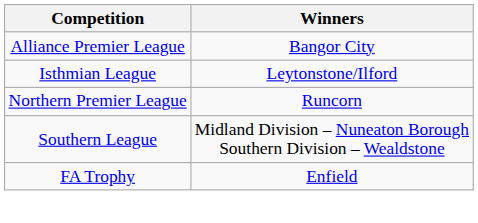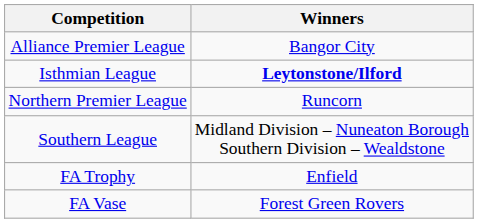(332, 73) normal -> (332, 73) bold
+ row: (98, 203)
